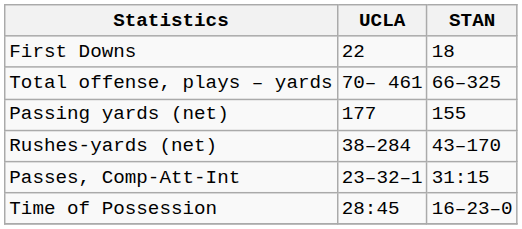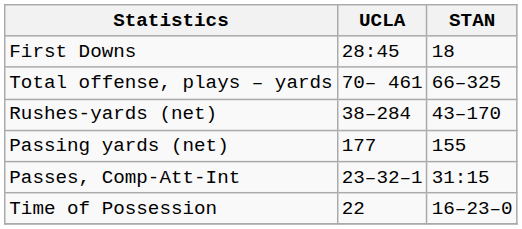(353, 52) 22 -> (371, 52) 28:45
rows swapped: (113, 146) <-> (119, 114)
(371, 209) 28:45 -> (353, 209) 22
